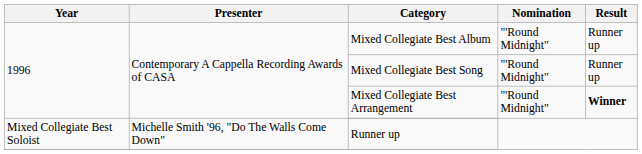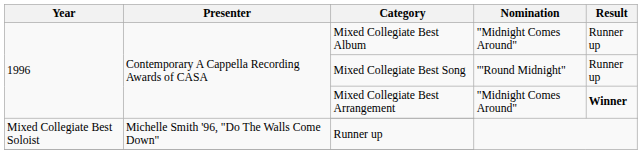(525, 38) "'Round Midnight" -> (518, 38) "Midnight Comes Around"
(525, 102) "'Round Midnight" -> (518, 102) "Midnight Comes Around"
